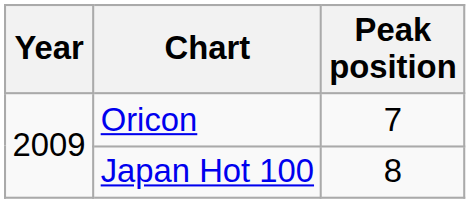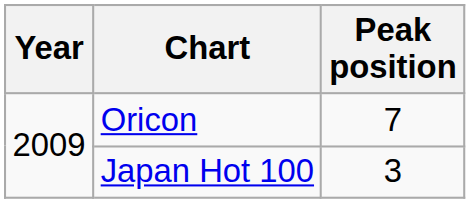(393, 171) 8 -> (393, 171) 3
